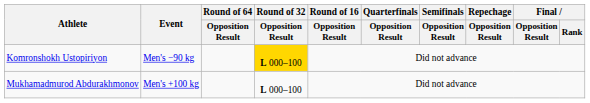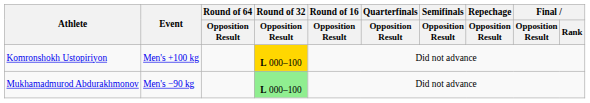(169, 58) Men's −90 kg -> (171, 58) Men's +100 kg
(171, 85) Men's +100 kg -> (169, 85) Men's −90 kg
(281, 90) no background -> (281, 90) lightgreen background
